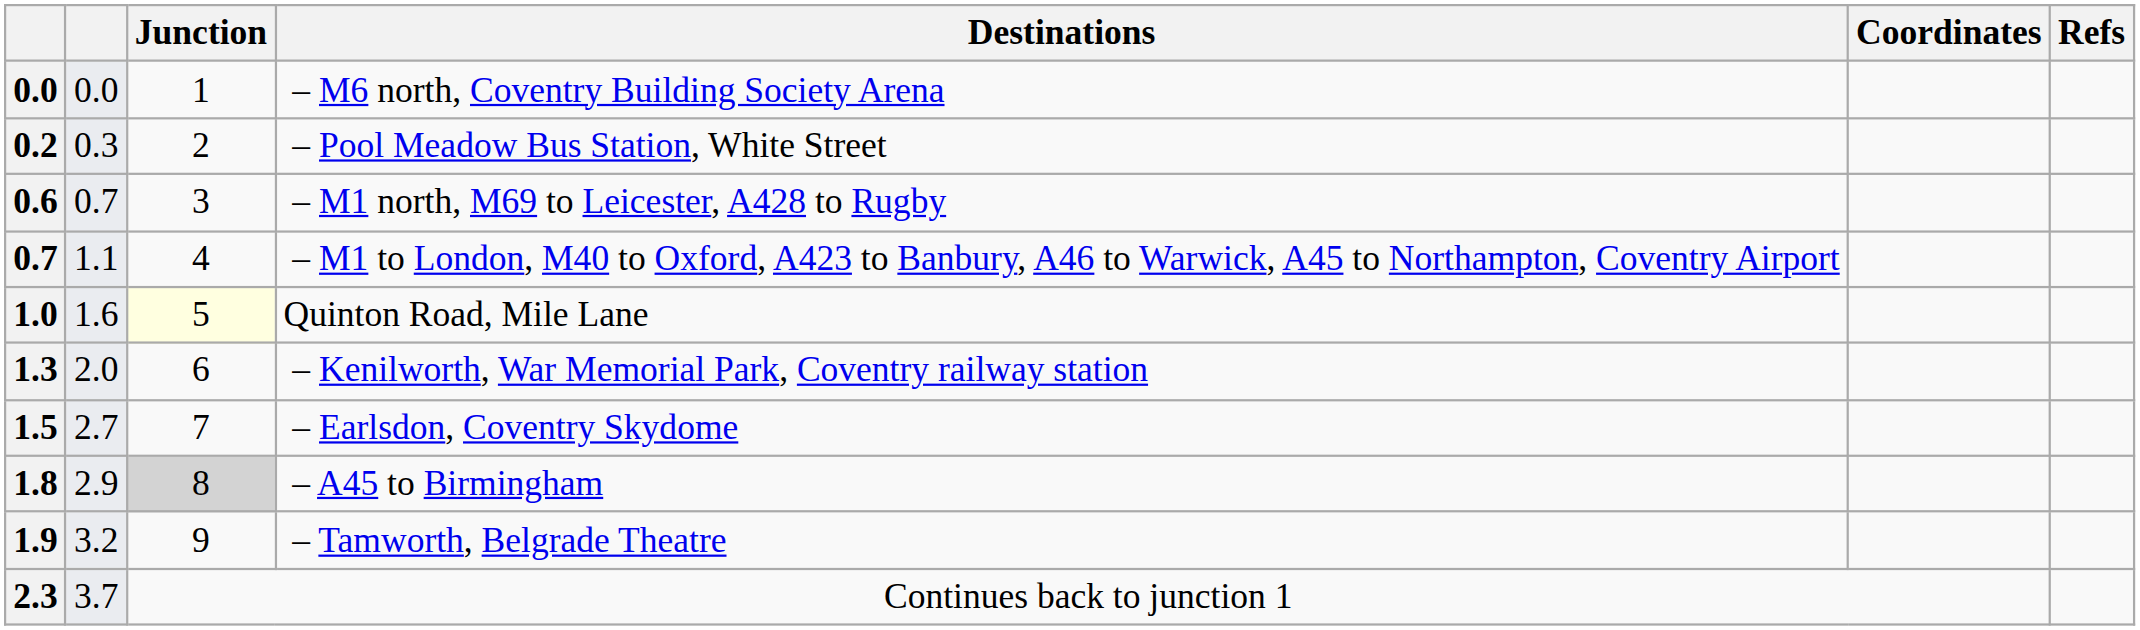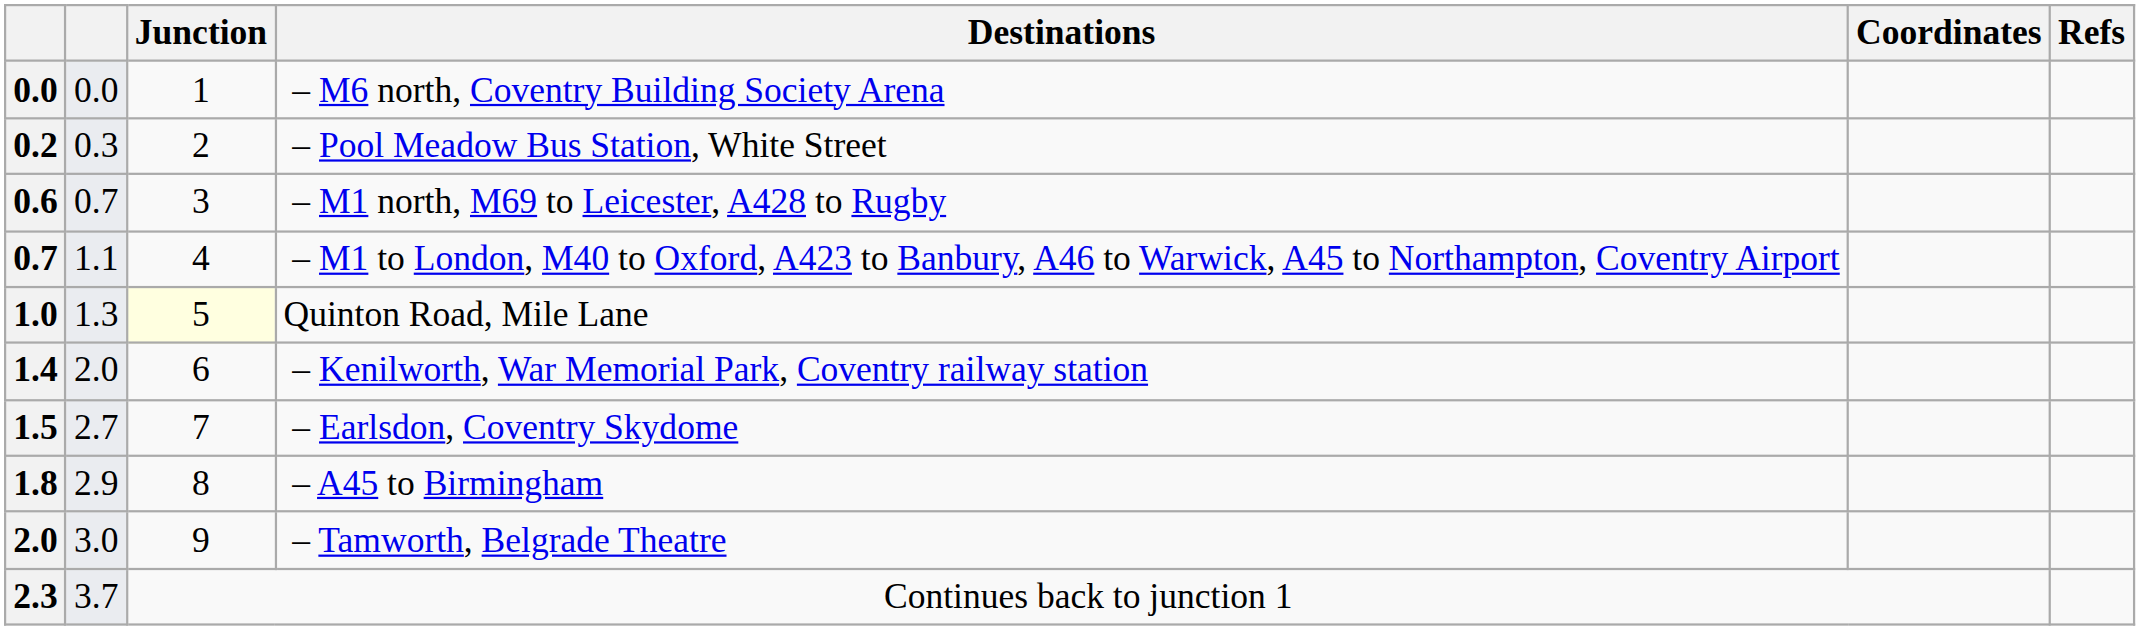(96, 314) 1.6 -> (96, 314) 1.3
(35, 370) 1.3 -> (35, 370) 1.4
(201, 483) lightgrey background -> (201, 483) no background
(35, 539) 1.9 -> (35, 539) 2.0
(96, 539) 3.2 -> (96, 539) 3.0
